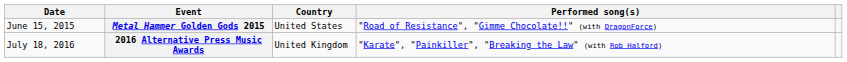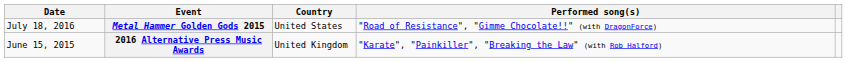(40, 26) June 15, 2015 -> (40, 26) July 18, 2016
(40, 45) July 18, 2016 -> (40, 45) June 15, 2015
